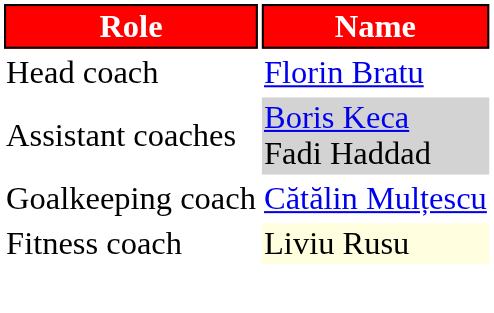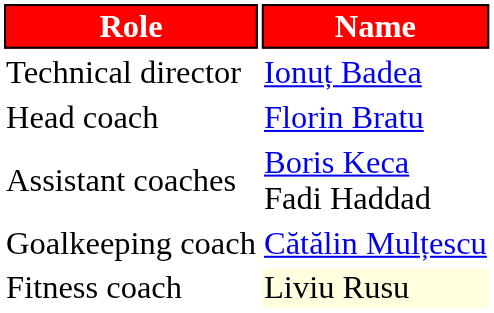+ row: (124, 72)
(347, 135) lightgrey background -> (347, 180) no background
